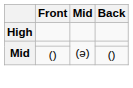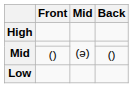+ row: (20, 73)
